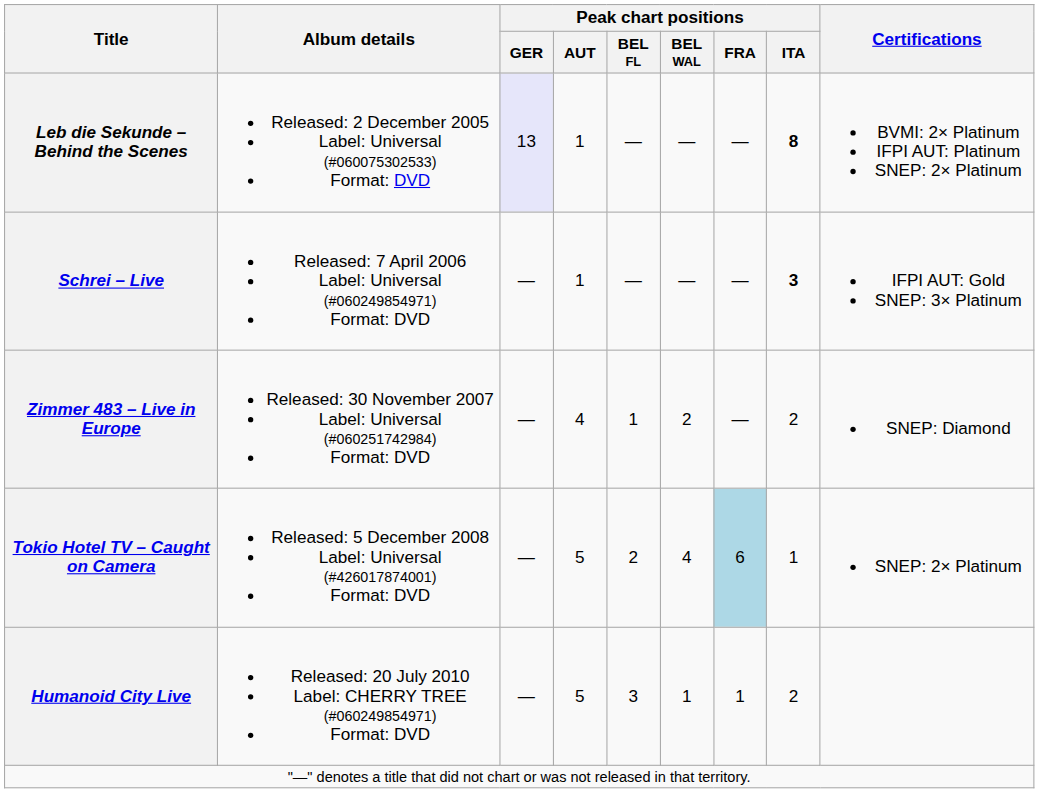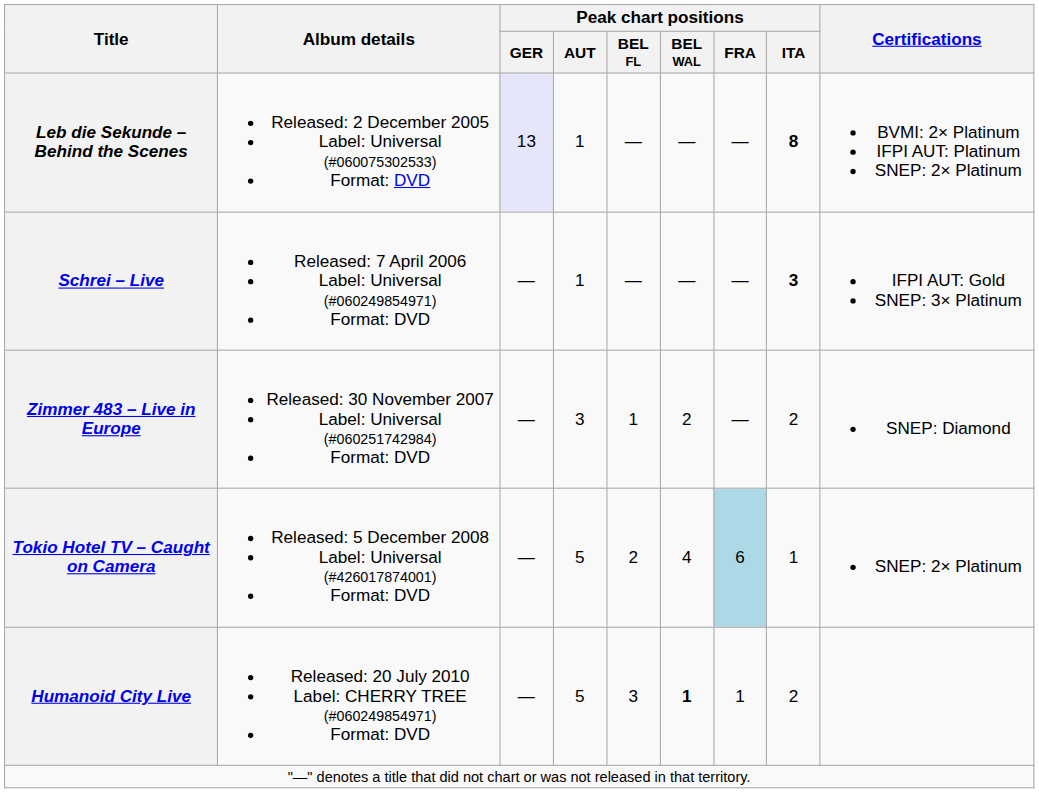(580, 419) 4 -> (580, 419) 3
(687, 696) normal -> (687, 696) bold
